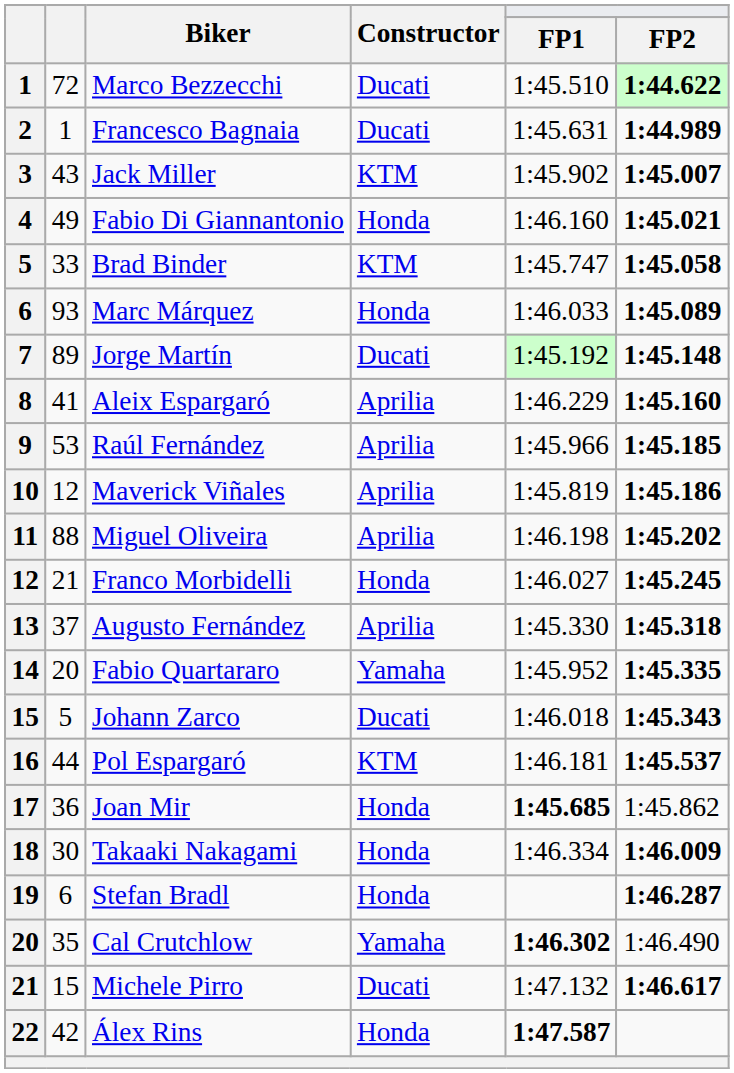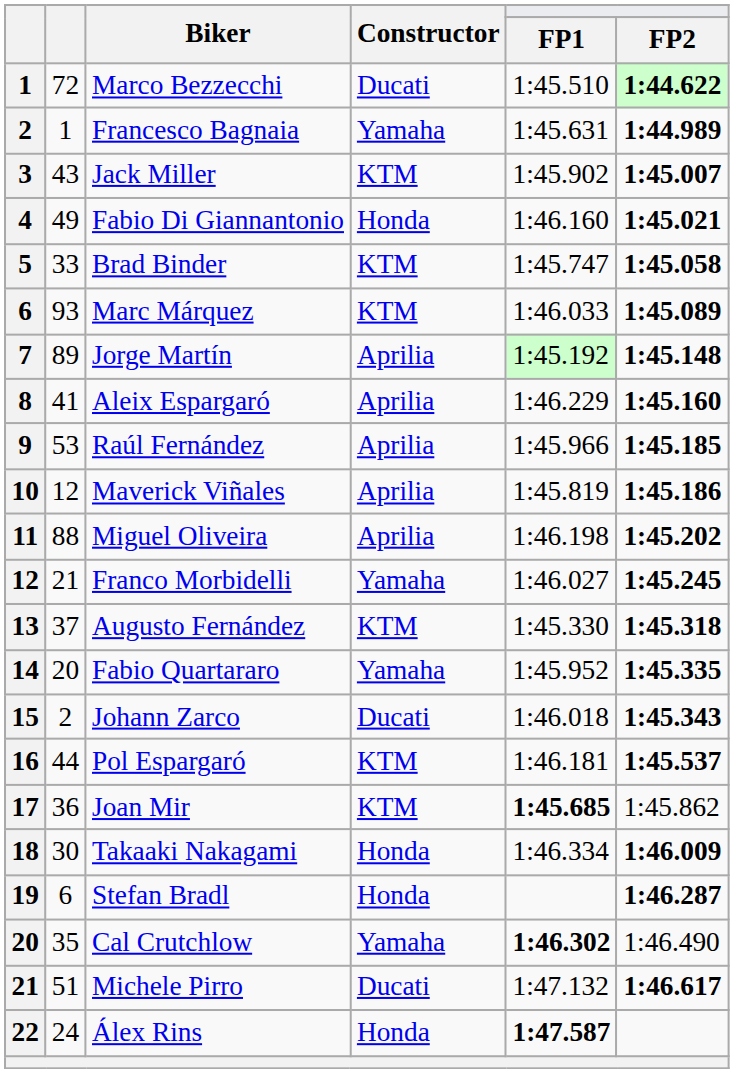(393, 129) Ducati -> (401, 129) Yamaha
(393, 310) Honda -> (387, 310) KTM
(393, 355) Ducati -> (396, 355) Aprilia
(393, 580) Honda -> (401, 580) Yamaha
(396, 625) Aprilia -> (387, 625) KTM
(65, 716) 5 -> (65, 716) 2
(393, 806) Honda -> (387, 806) KTM
(65, 986) 15 -> (65, 986) 51
(65, 1031) 42 -> (65, 1031) 24
